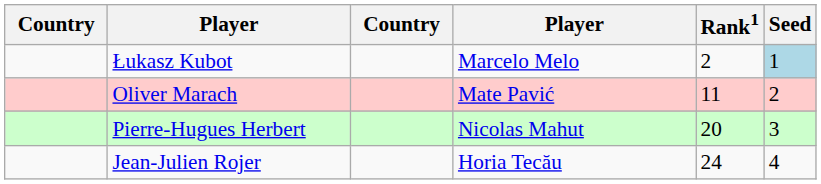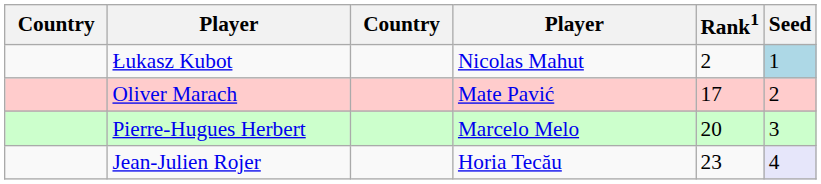(519, 60) Marcelo Melo -> (521, 60) Nicolas Mahut
(711, 94) 11 -> (711, 94) 17
(521, 128) Nicolas Mahut -> (519, 128) Marcelo Melo
(711, 162) 24 -> (711, 162) 23
(774, 162) no background -> (774, 162) lavender background
